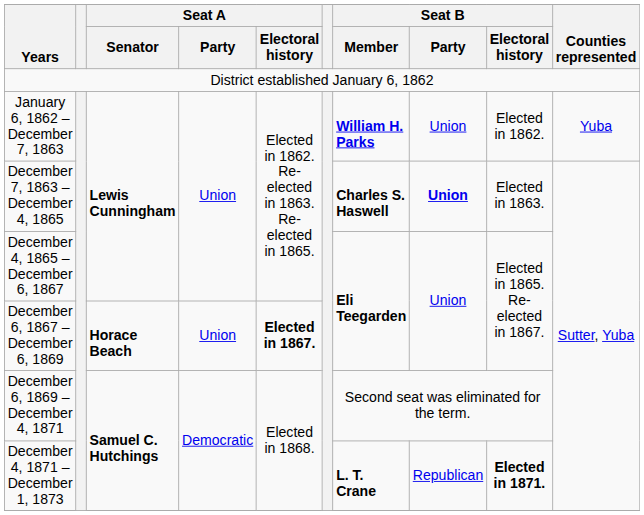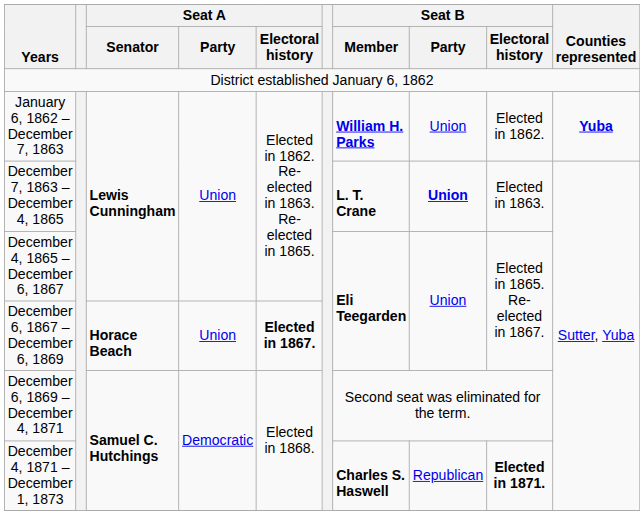(596, 126) normal -> (596, 126) bold
(371, 204) Charles S. Haswell -> (356, 204) L. T. Crane
(356, 483) L. T. Crane -> (371, 483) Charles S. Haswell
